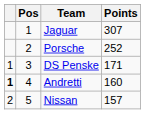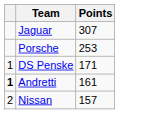- column: (28, 13)
(113, 47) 252 -> (88, 47) 253
(113, 82) 160 -> (88, 82) 161
